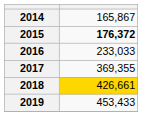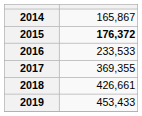(116, 51) 233,033 -> (116, 51) 233,533
(116, 85) gold background -> (116, 85) no background
